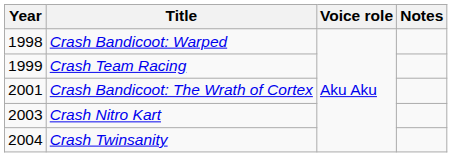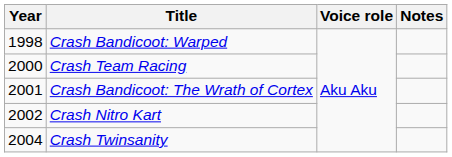(25, 66) 1999 -> (25, 66) 2000
(25, 115) 2003 -> (25, 115) 2002
